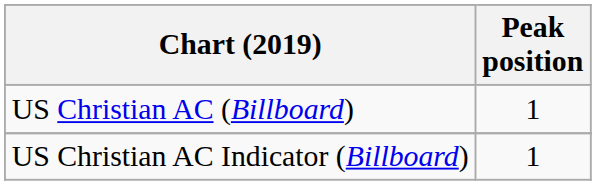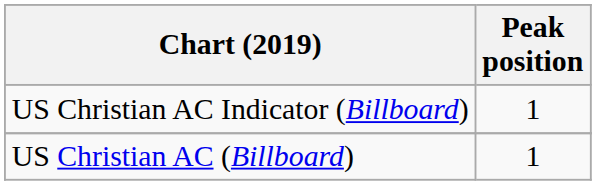rows swapped: (183, 108) <-> (240, 155)
